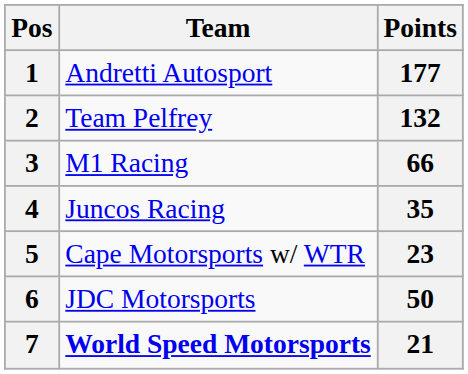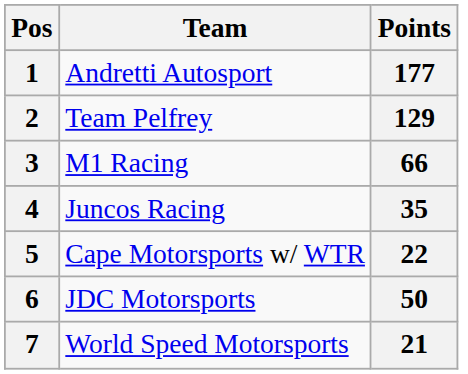(420, 118) 132 -> (414, 118) 129
(420, 254) 23 -> (414, 254) 22
(218, 344) bold -> (207, 344) normal
